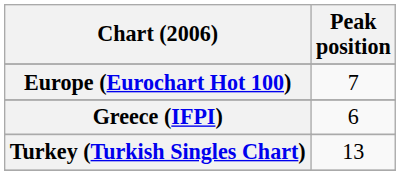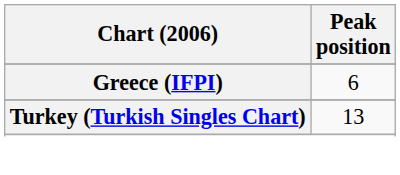- row: (158, 81)
